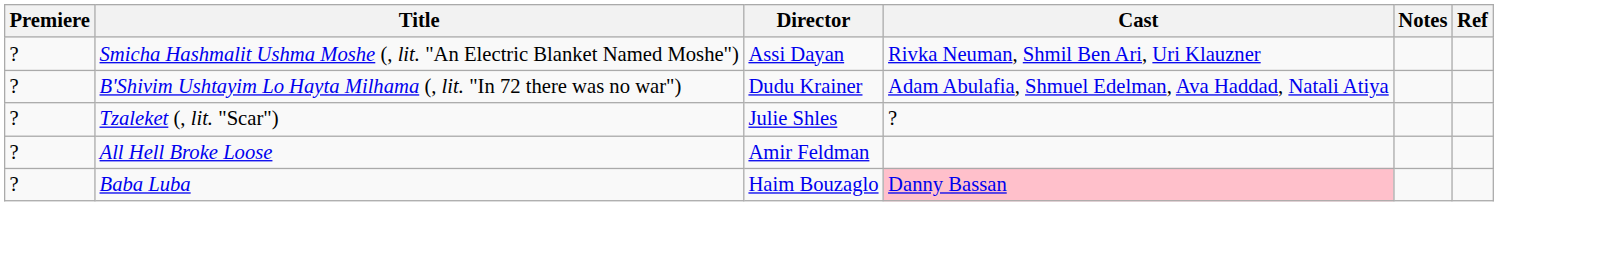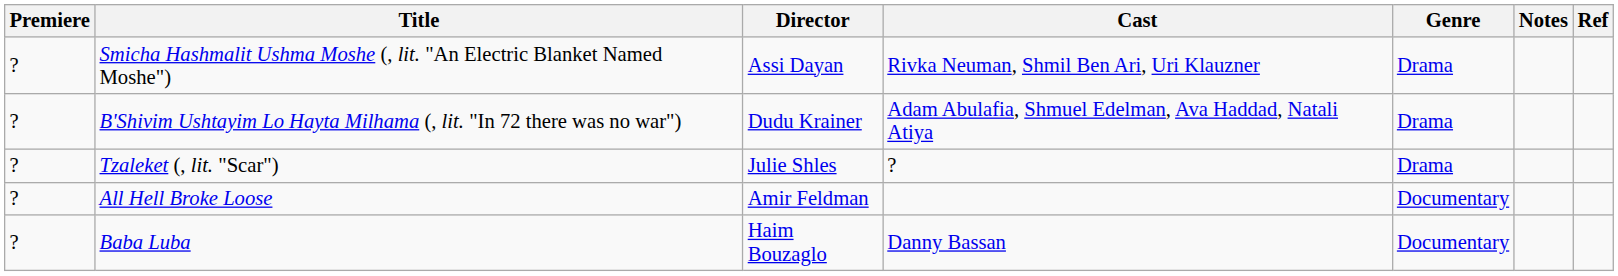+ column: (1453, 20)
(947, 184) pink background -> (947, 242) no background
